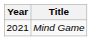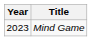(18, 28) 2021 -> (18, 28) 2023
